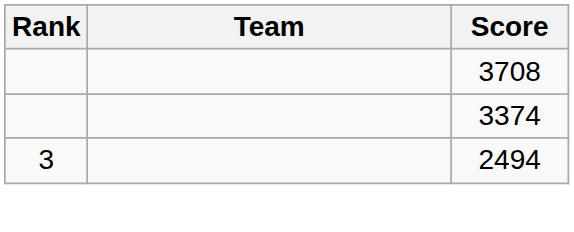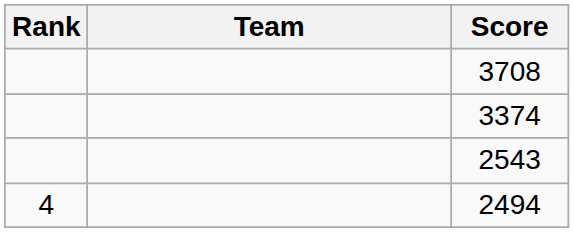+ row: (510, 159)
(46, 159) 3 -> (46, 204) 4
